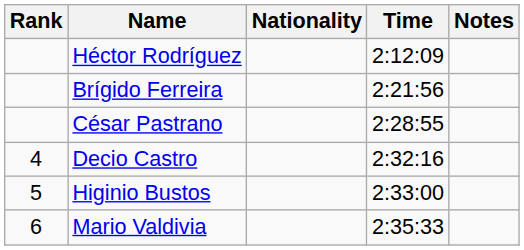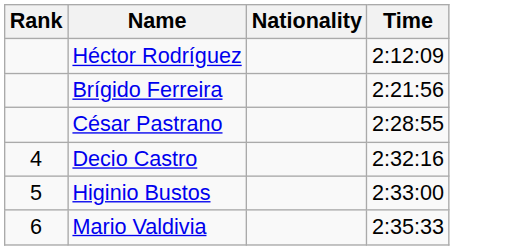- column: (484, 21)
